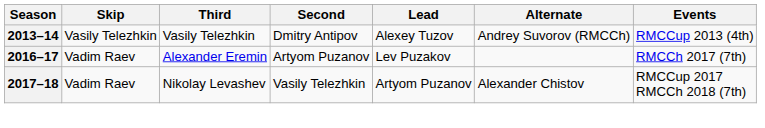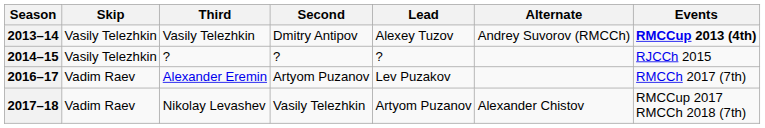(695, 35) normal -> (696, 35) bold
+ row: (33, 56)
